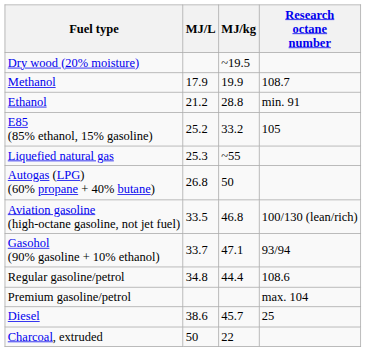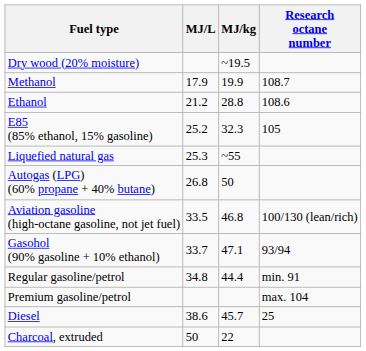(281, 102) min. 91 -> (276, 102) 108.6
(232, 129) 33.2 -> (232, 129) 32.3
(276, 277) 108.6 -> (281, 277) min. 91
